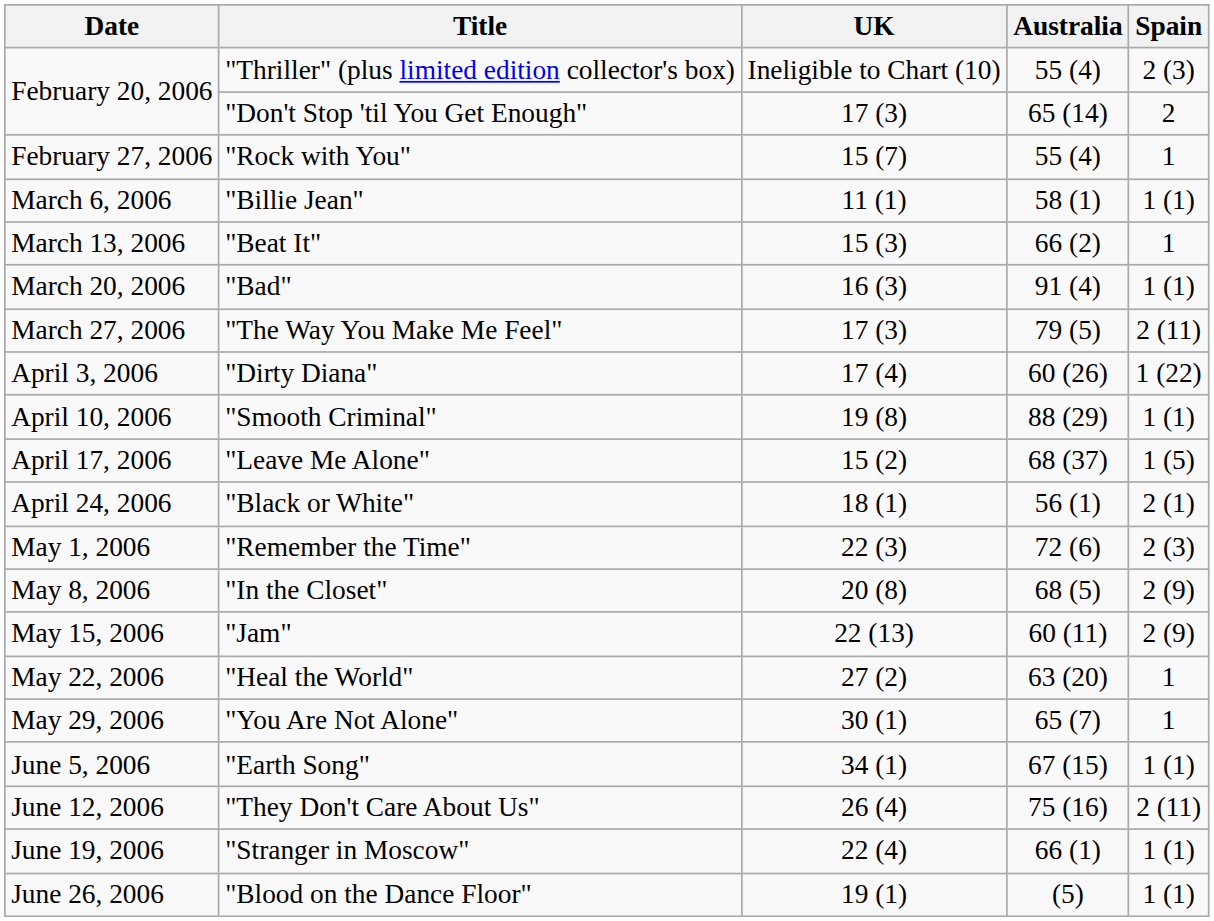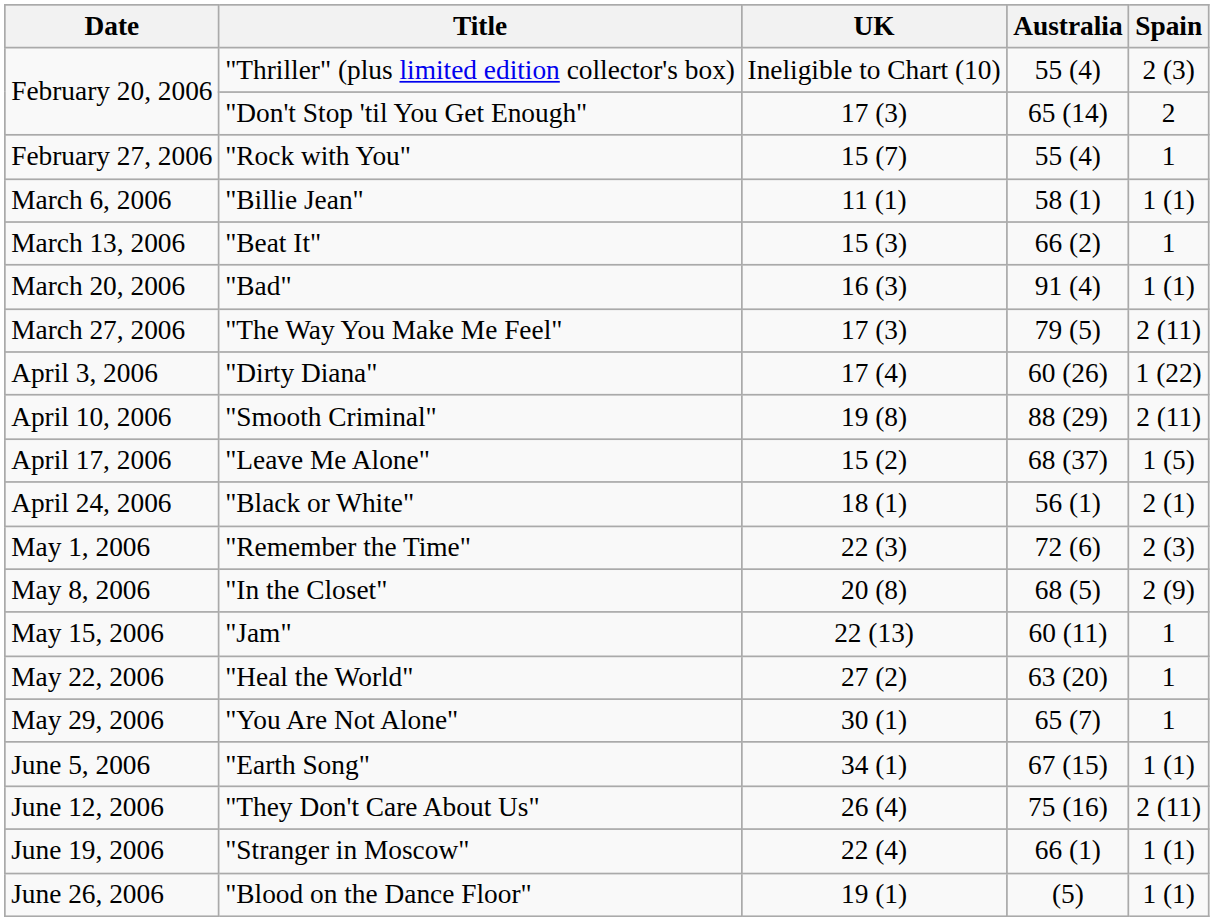(1169, 416) 1 (1) -> (1169, 416) 2 (11)
(1169, 633) 2 (9) -> (1169, 633) 1
